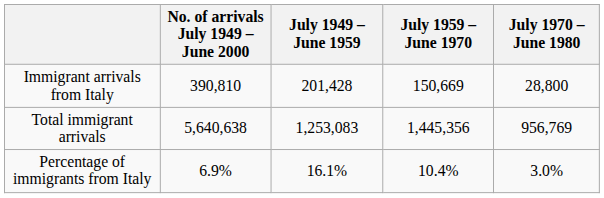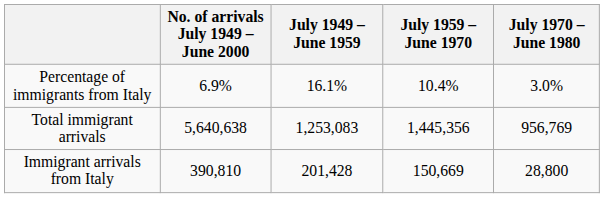rows swapped: (82, 85) <-> (82, 170)
